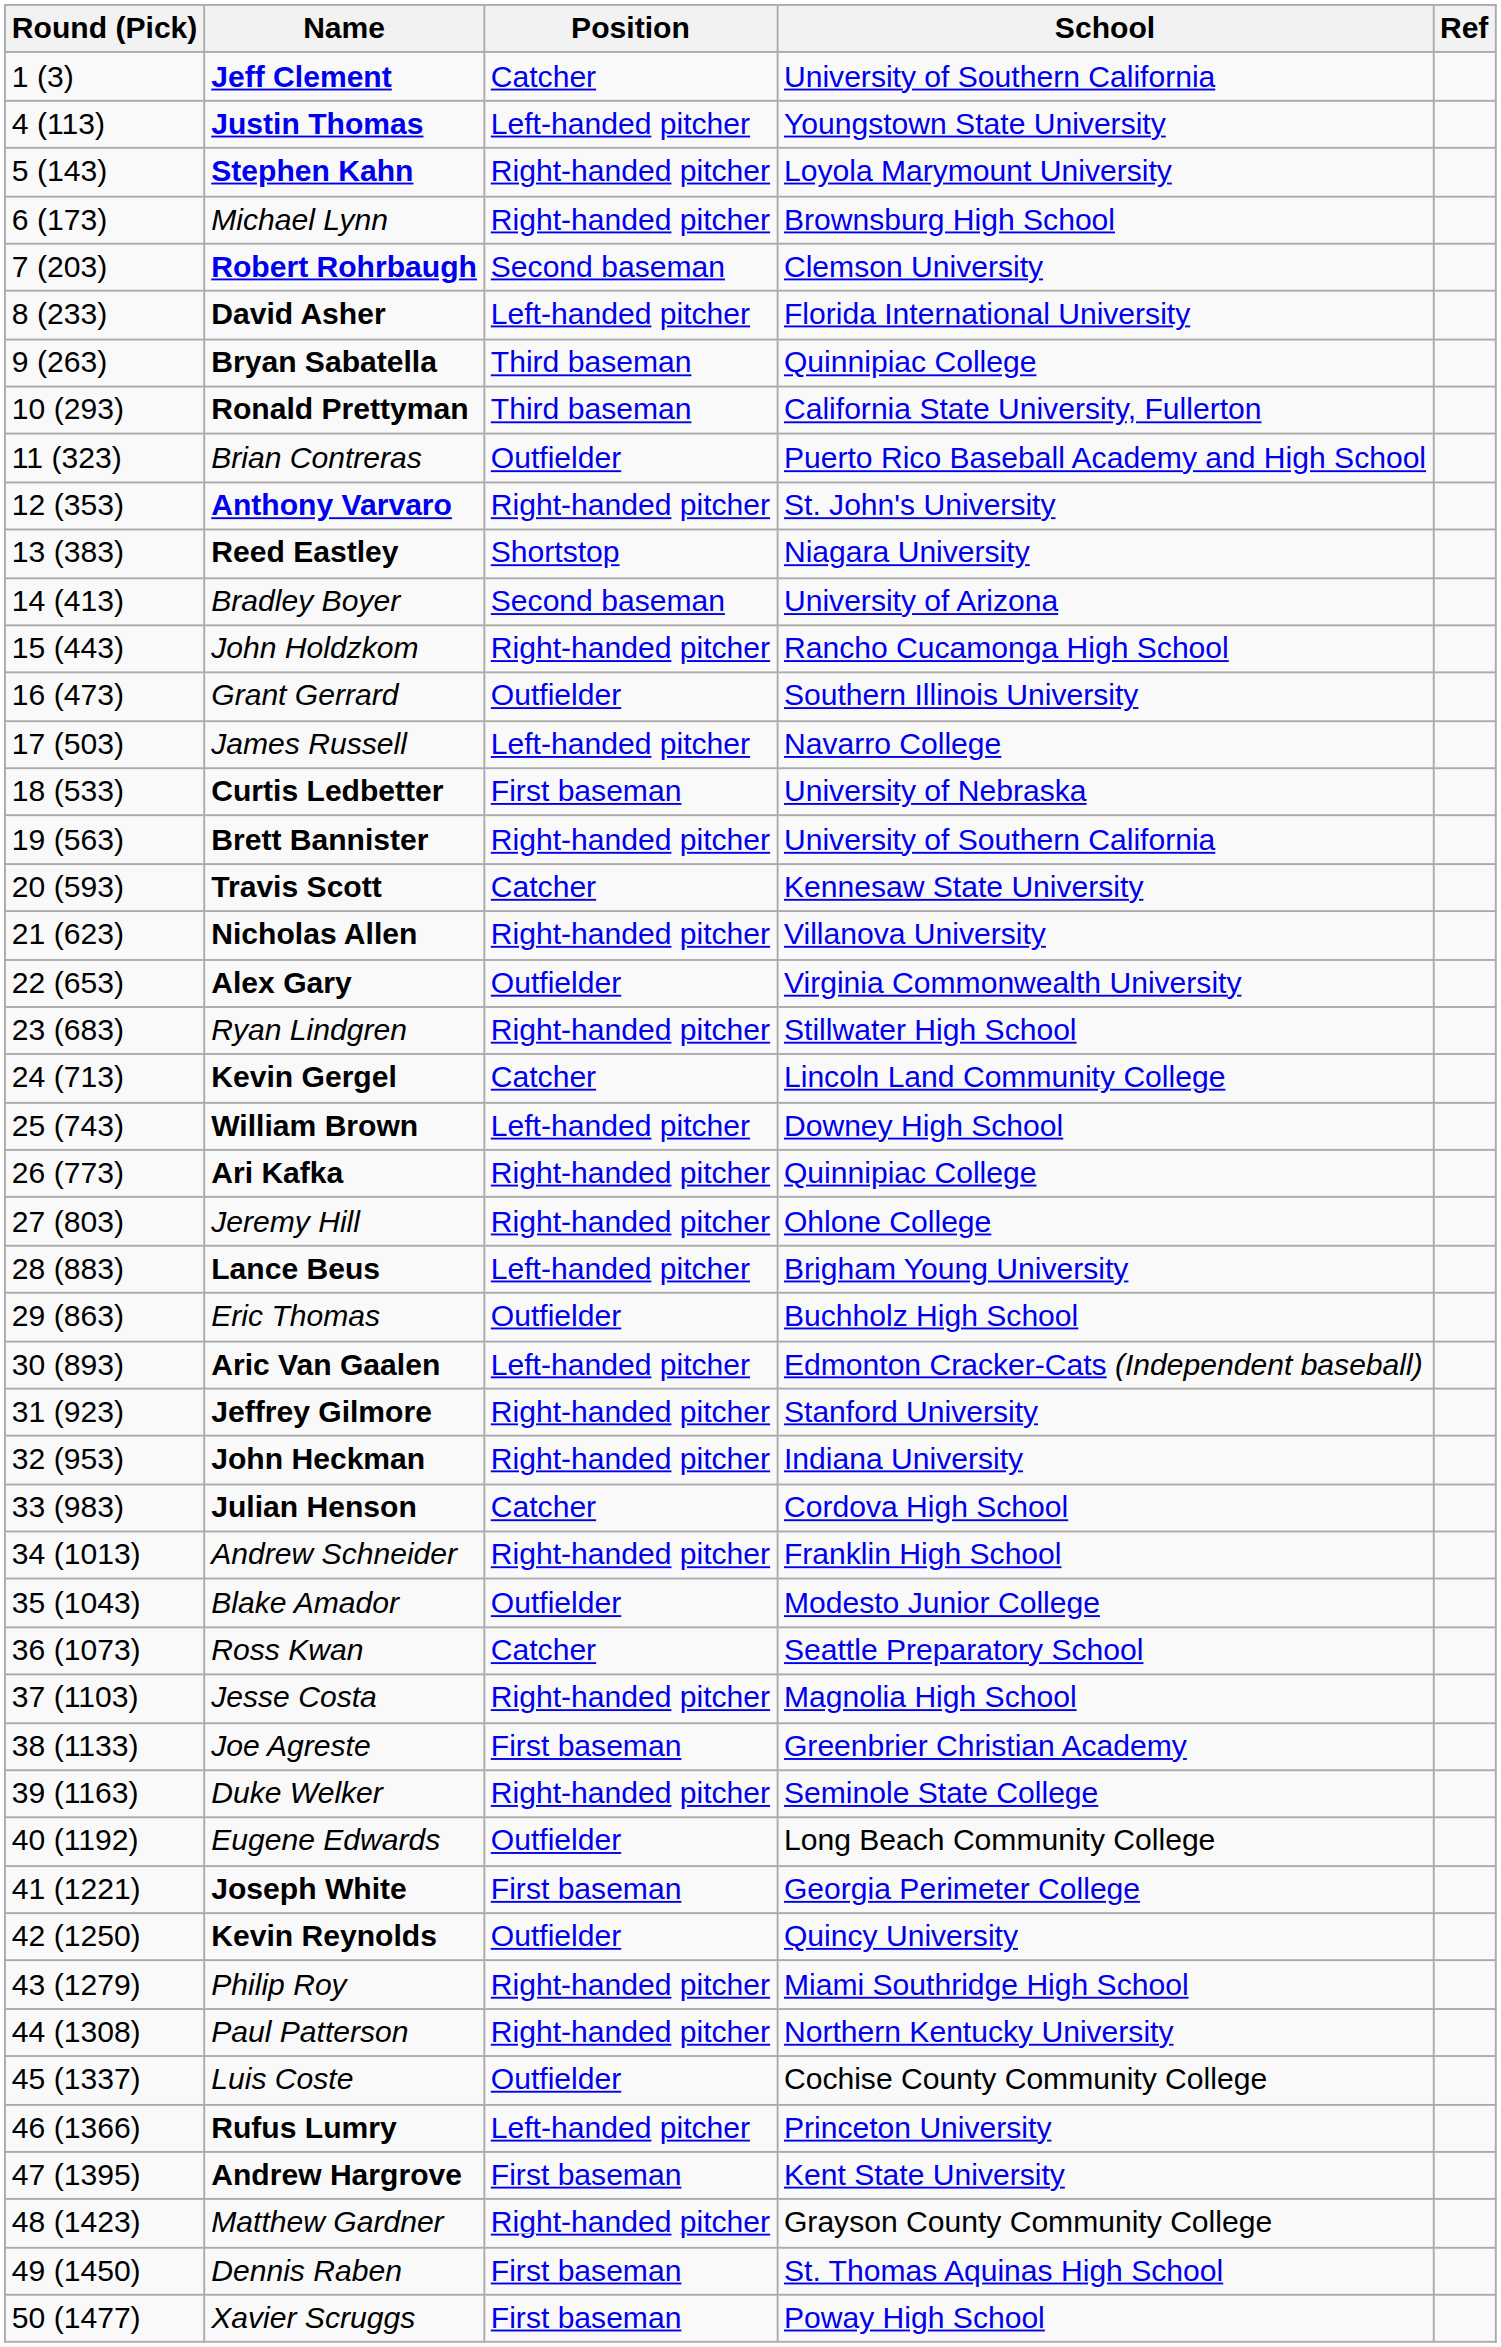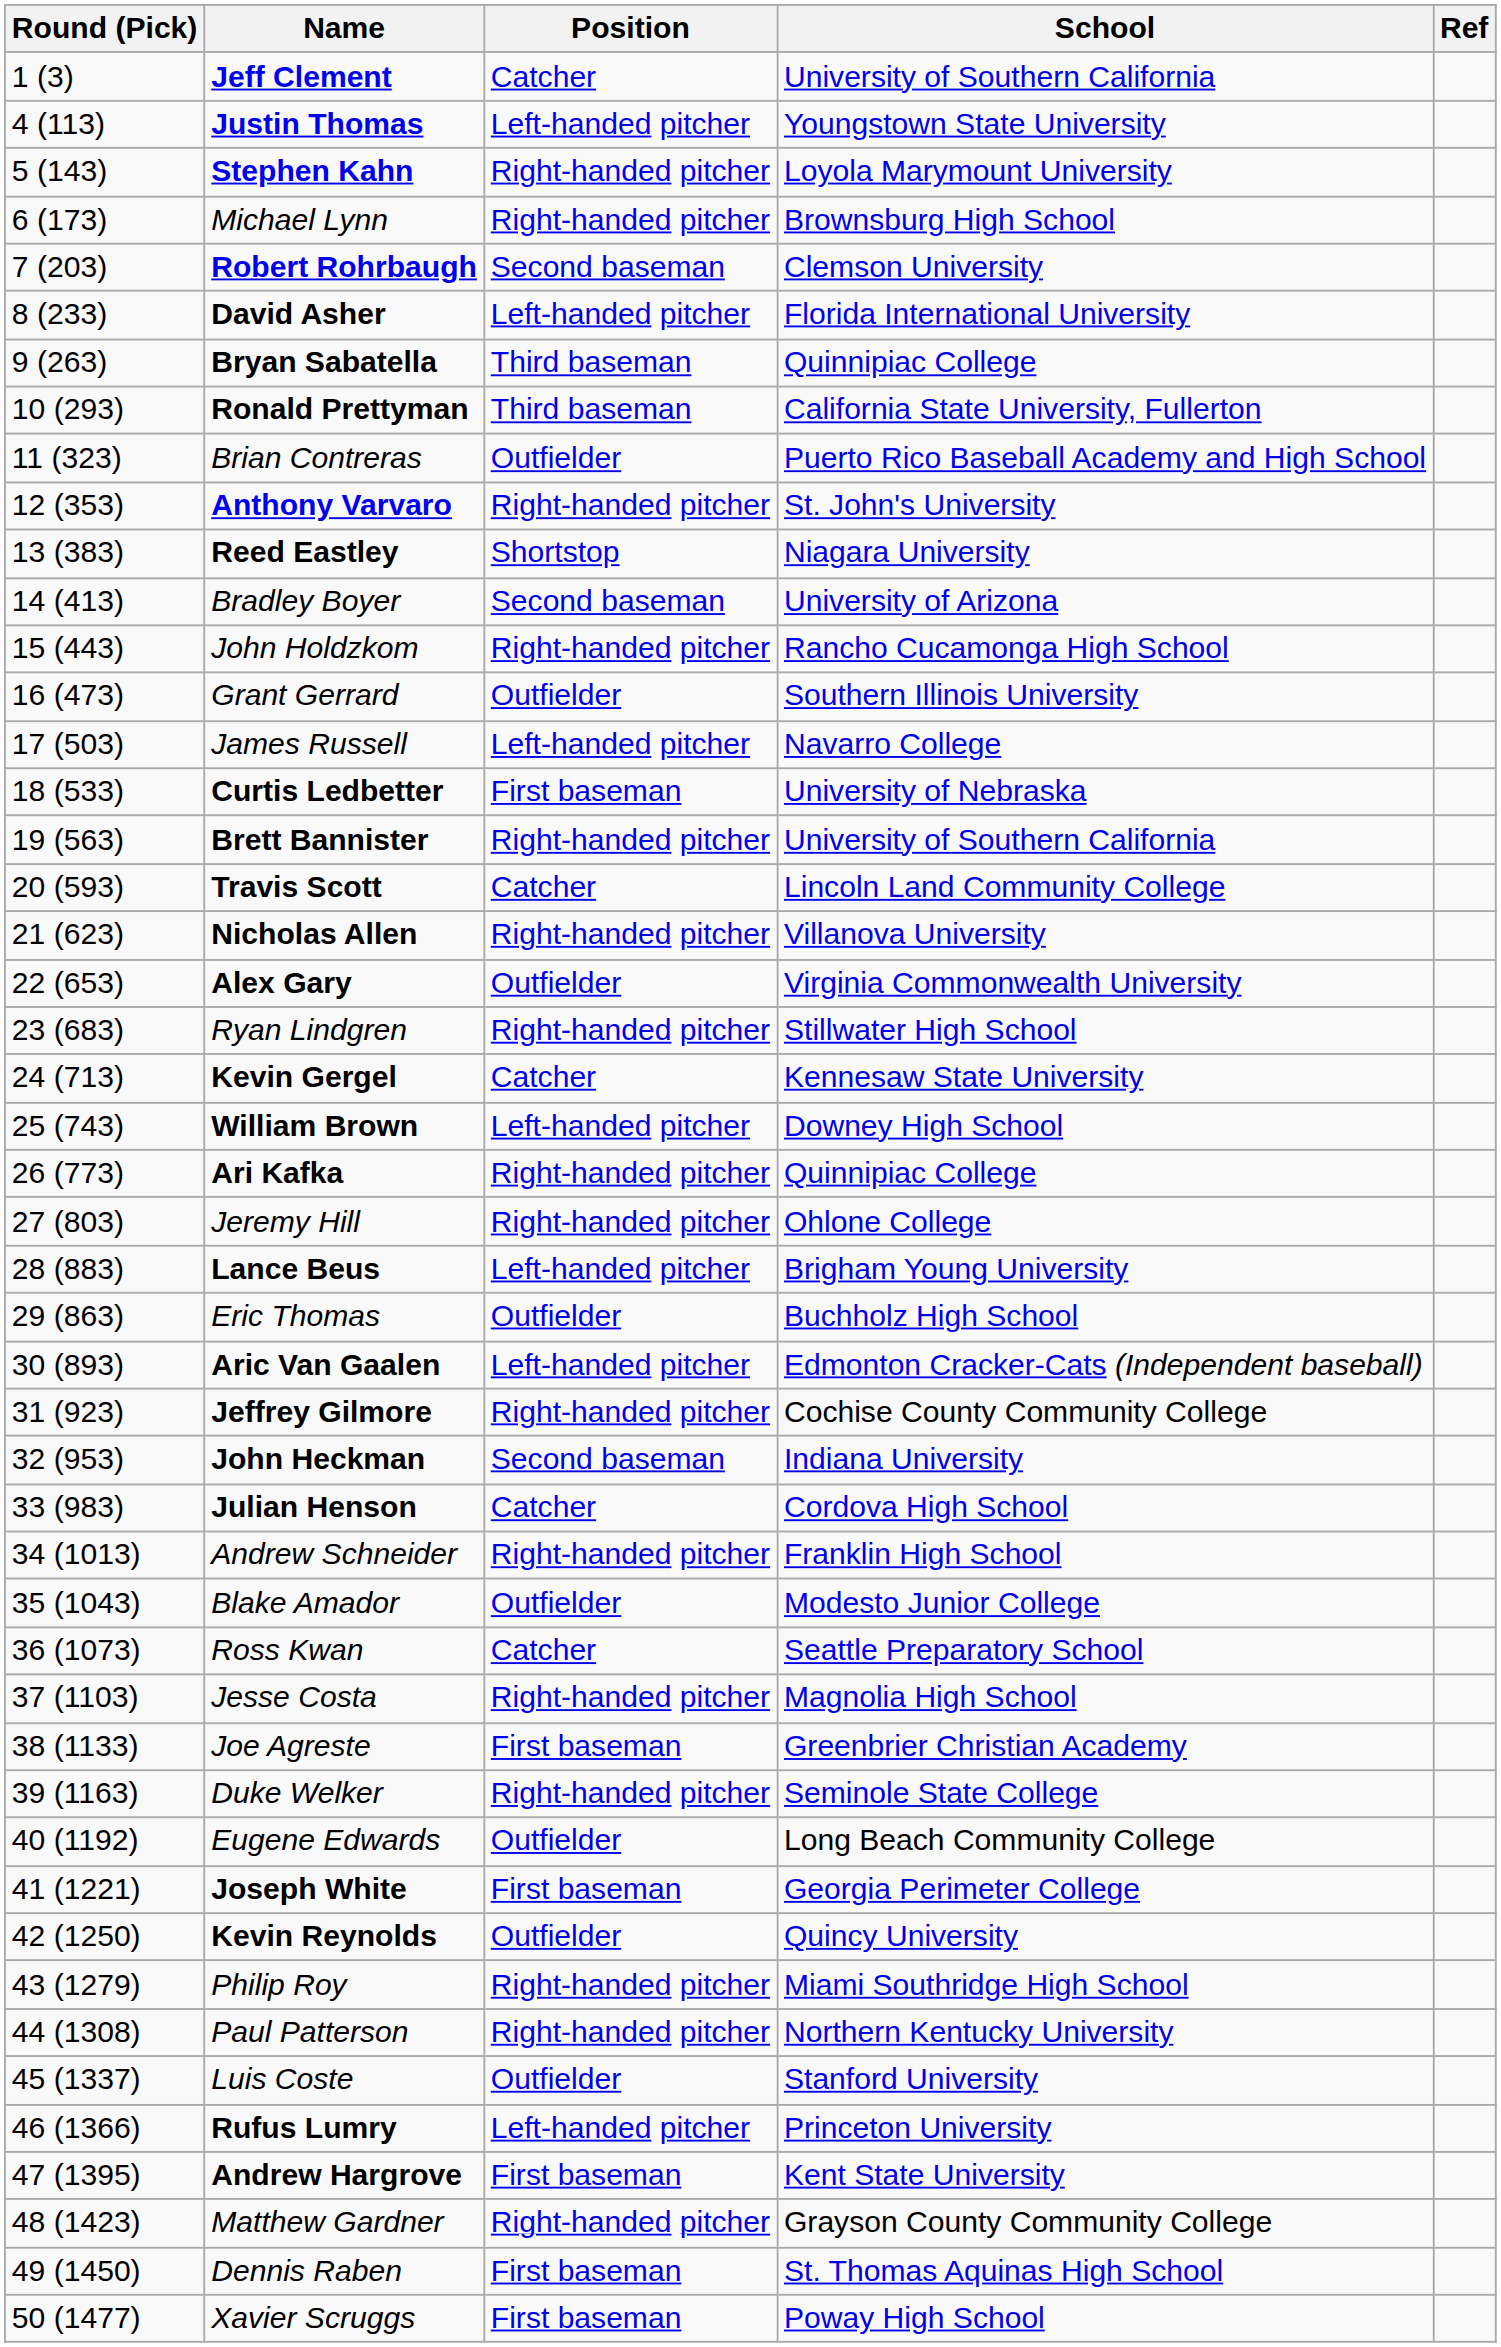(964, 887) Kennesaw State University -> (1005, 887) Lincoln Land Community College
(1005, 1077) Lincoln Land Community College -> (964, 1077) Kennesaw State University
(911, 1411) Stanford University -> (1026, 1411) Cochise County Community College
(630, 1459) Right-handed pitcher -> (608, 1459) Second baseman
(1026, 2079) Cochise County Community College -> (911, 2079) Stanford University
